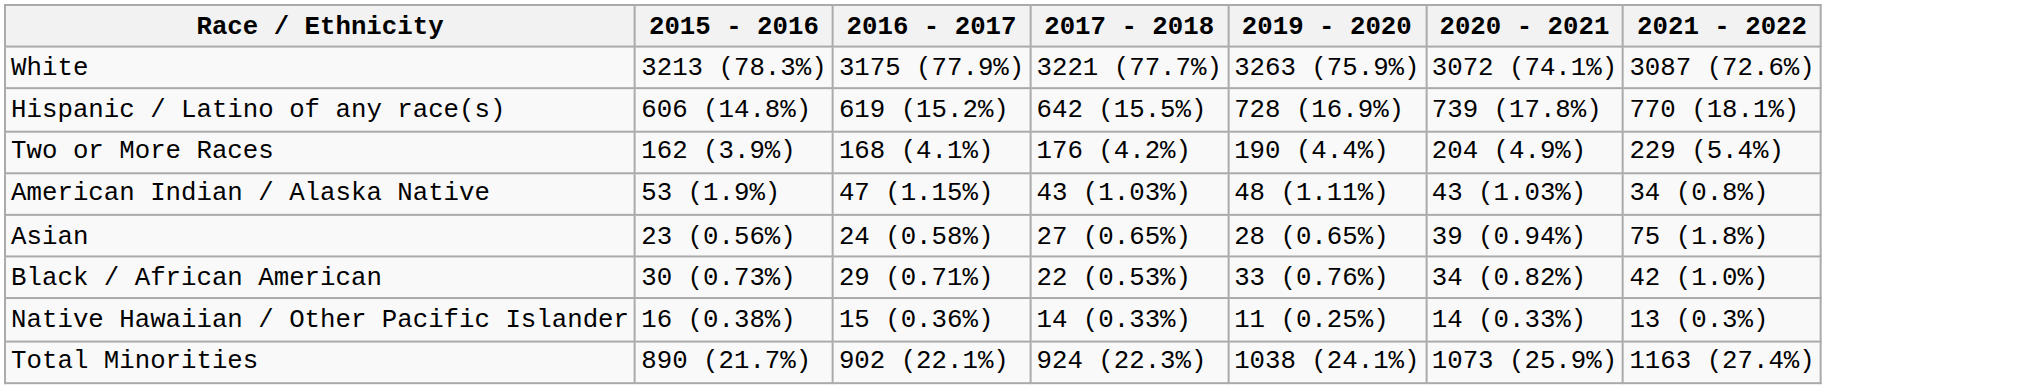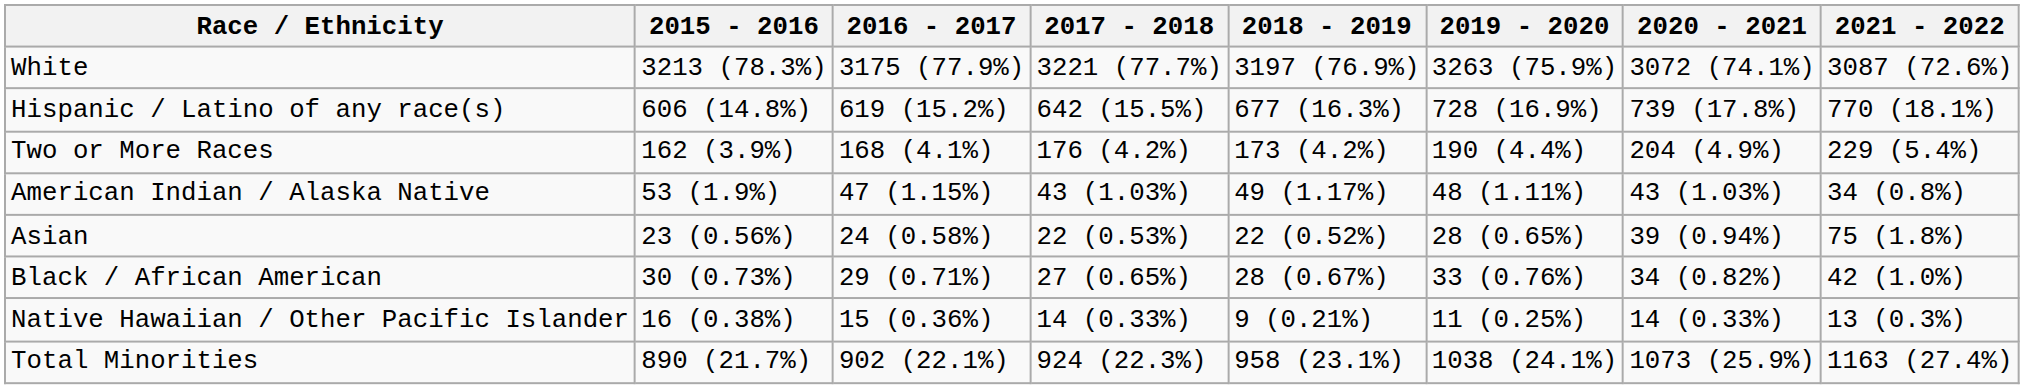+ column: (1327, 26)
(1114, 236) 27 (0.65%) -> (1114, 236) 22 (0.53%)
(1114, 278) 22 (0.53%) -> (1114, 278) 27 (0.65%)
